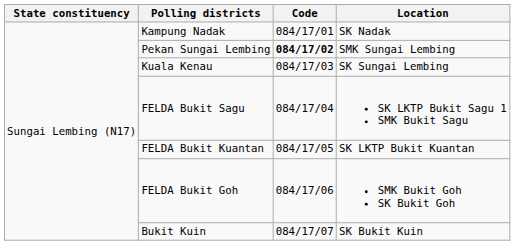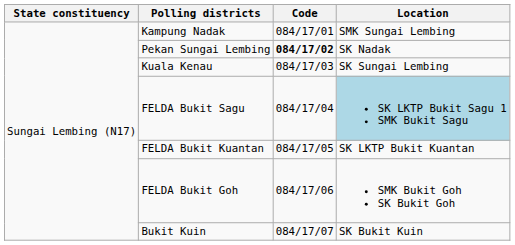(365, 31) SK Nadak -> (397, 31) SMK Sungai Lembing
(397, 49) SMK Sungai Lembing -> (365, 49) SK Nadak
(423, 115) no background -> (423, 115) lightblue background
